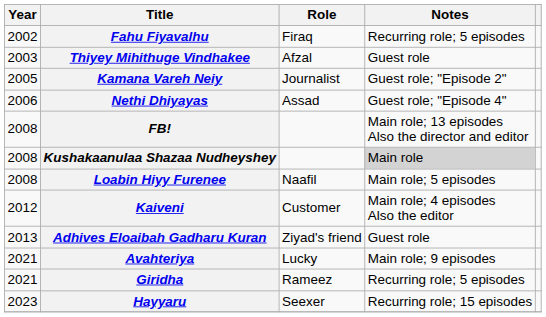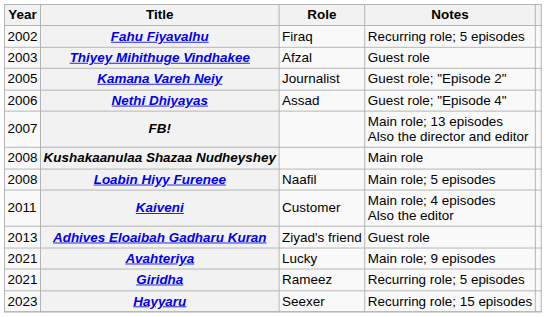(22, 129) 2008 -> (22, 129) 2007
(395, 158) lightgrey background -> (395, 158) no background
(22, 208) 2012 -> (22, 208) 2011
